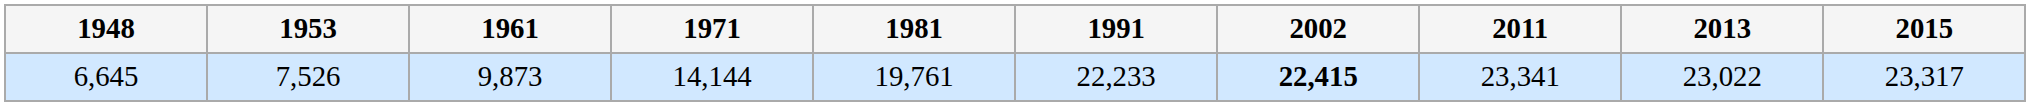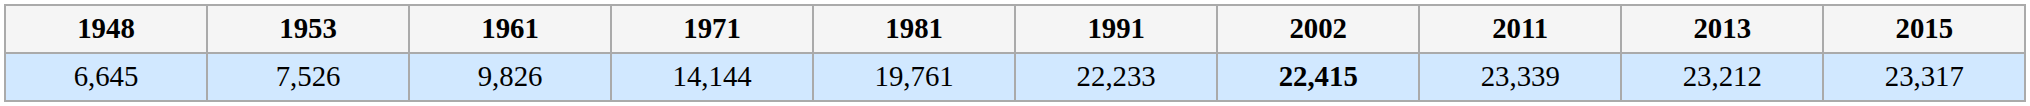(510, 76) 9,873 -> (510, 76) 9,826
(1520, 76) 23,341 -> (1520, 76) 23,339
(1722, 76) 23,022 -> (1722, 76) 23,212
